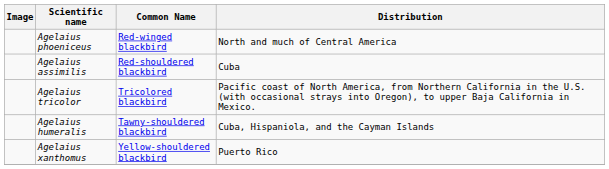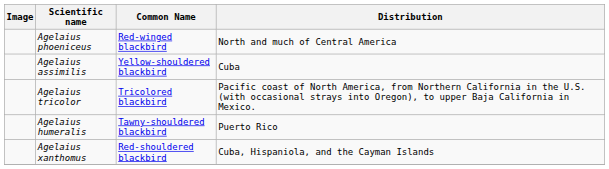(156, 67) Red-shouldered blackbird -> (164, 67) Yellow-shouldered blackbird
(326, 127) Cuba, Hispaniola, and the Cayman Islands -> (248, 127) Puerto Rico
(164, 152) Yellow-shouldered blackbird -> (156, 152) Red-shouldered blackbird
(248, 152) Puerto Rico -> (326, 152) Cuba, Hispaniola, and the Cayman Islands
